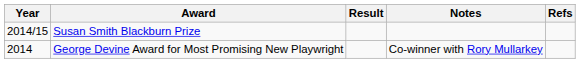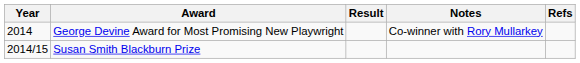rows swapped: (198, 49) <-> (127, 31)
